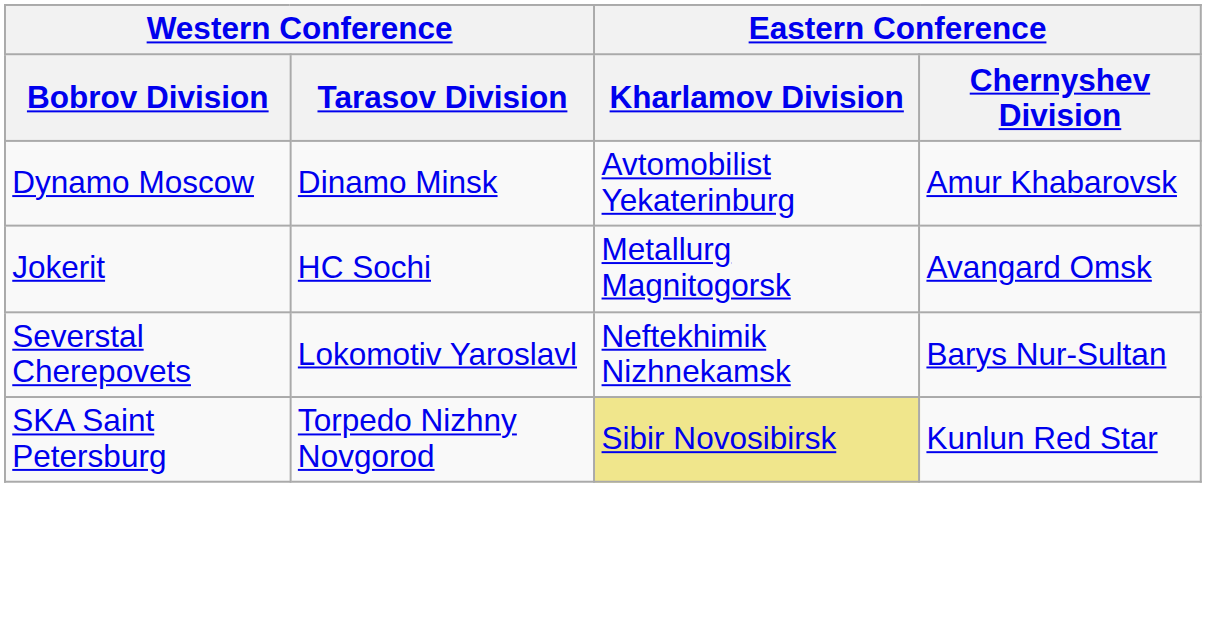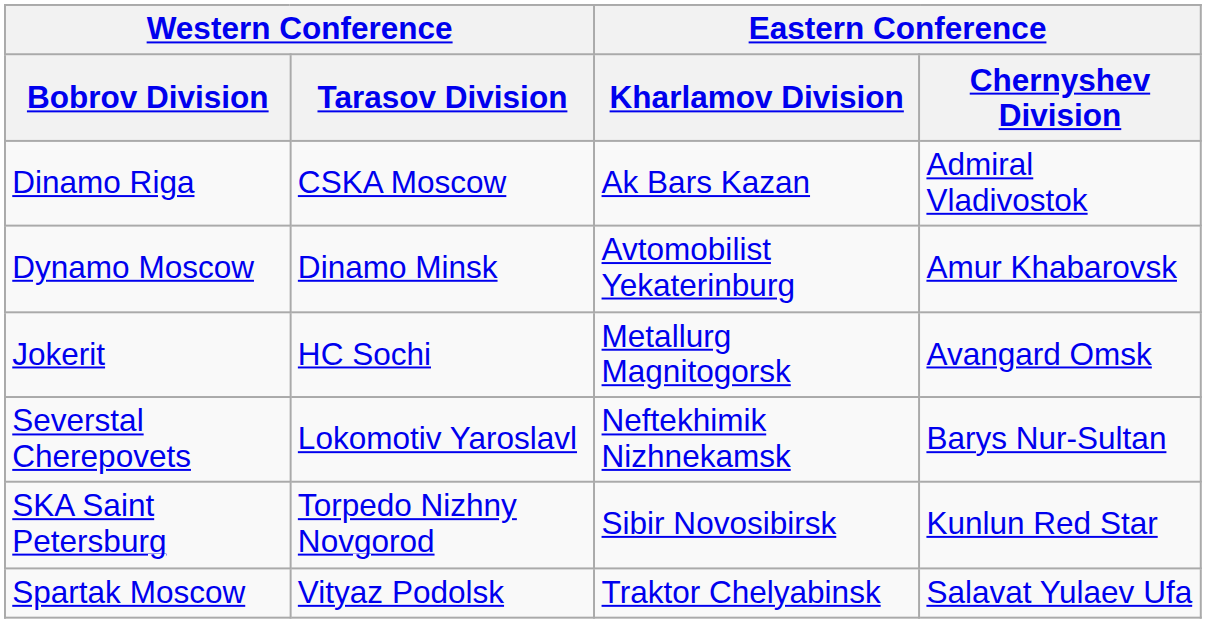+ row: (103, 182)
(719, 439) khaki background -> (719, 524) no background
+ row: (129, 592)
